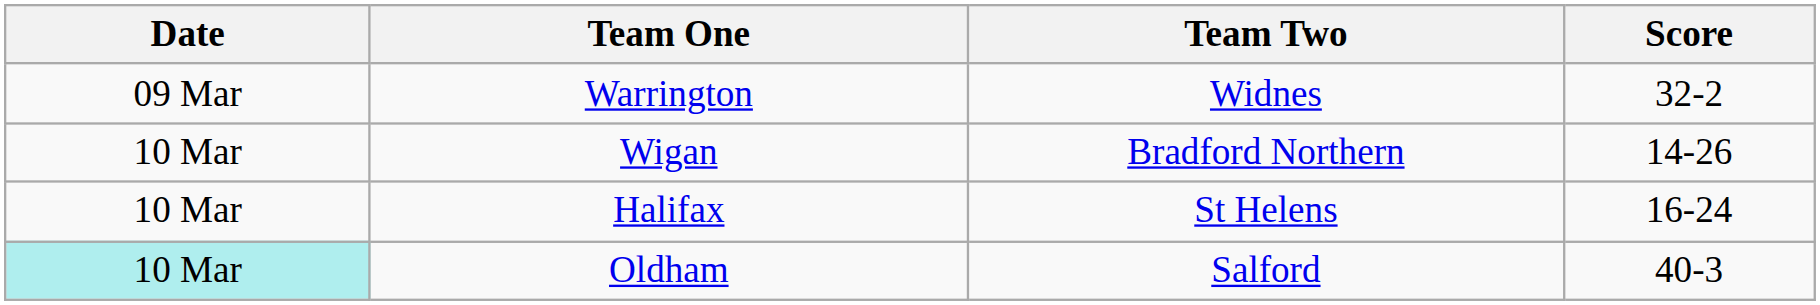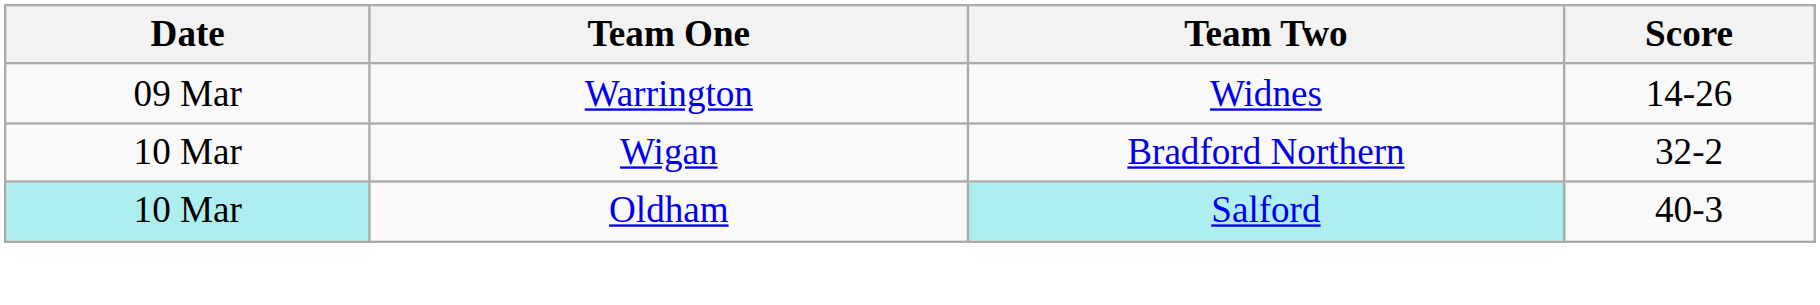(1689, 92) 32-2 -> (1689, 92) 14-26
(1689, 151) 14-26 -> (1689, 151) 32-2
- row: (669, 210)
(1266, 269) no background -> (1266, 210) paleturquoise background
